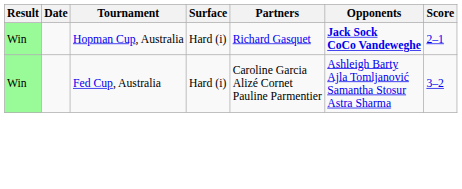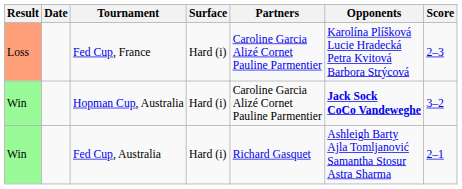+ row: (112, 51)
(272, 38) Richard Gasquet -> (277, 103) Caroline Garcia Alizé Cornet Pauline Parmentier
(435, 38) 2–1 -> (435, 103) 3–2
(277, 83) Caroline Garcia Alizé Cornet Pauline Parmentier -> (272, 154) Richard Gasquet
(435, 83) 3–2 -> (435, 154) 2–1
